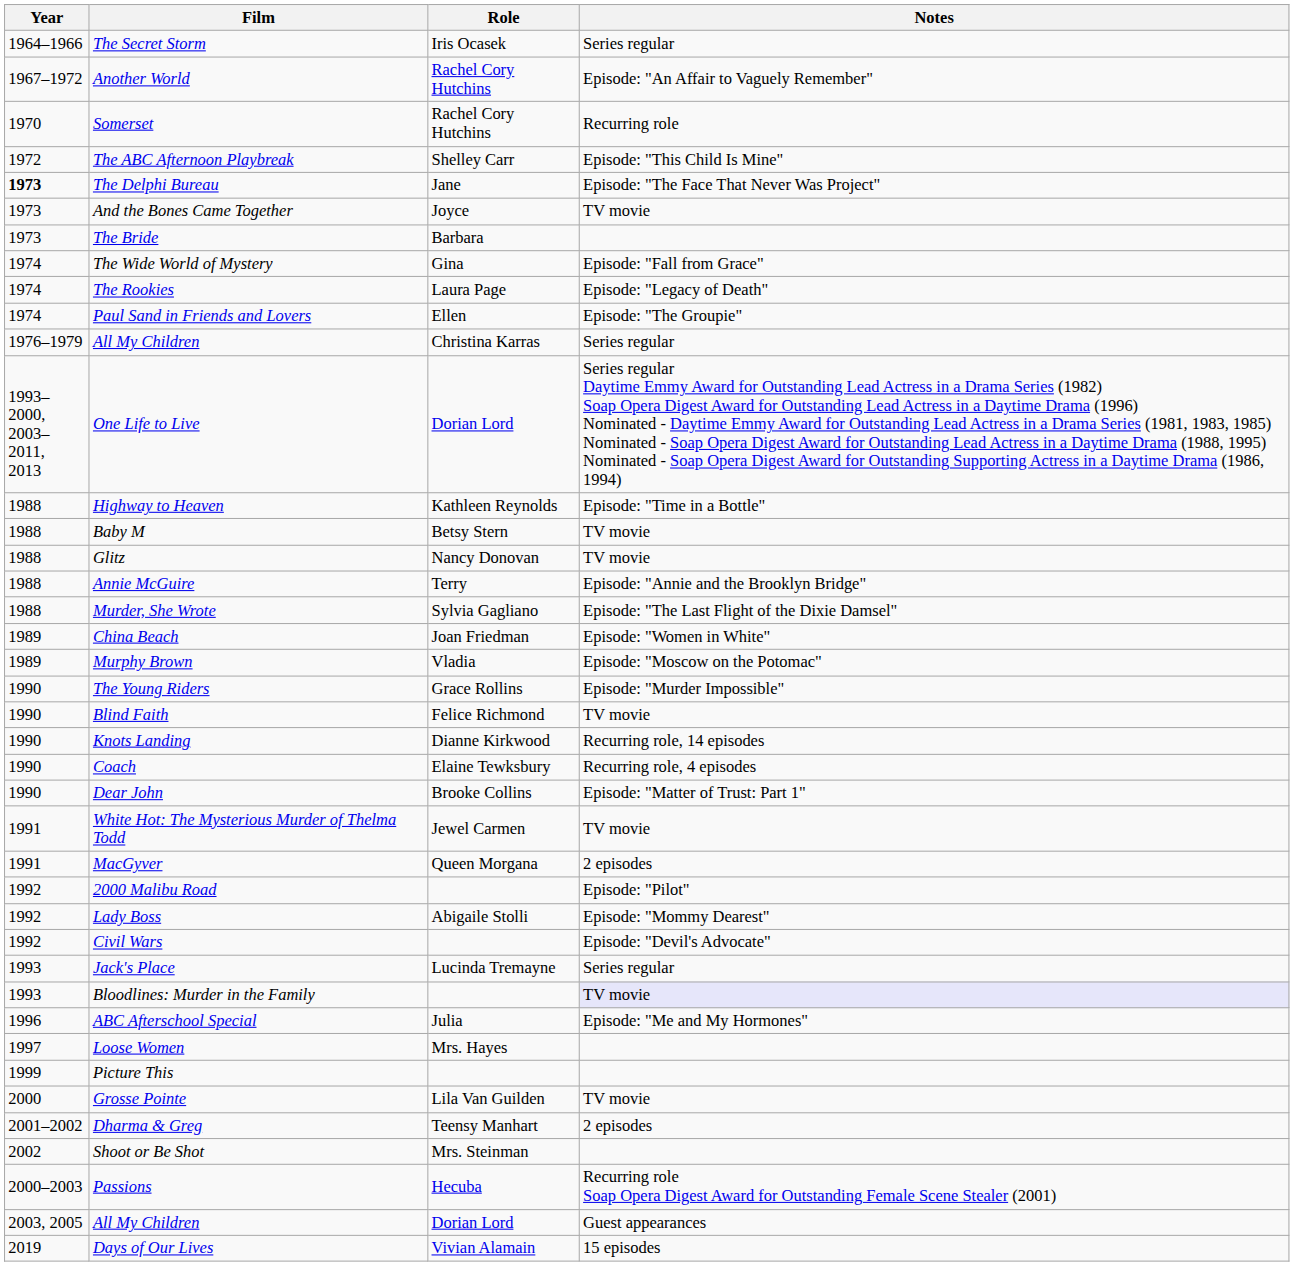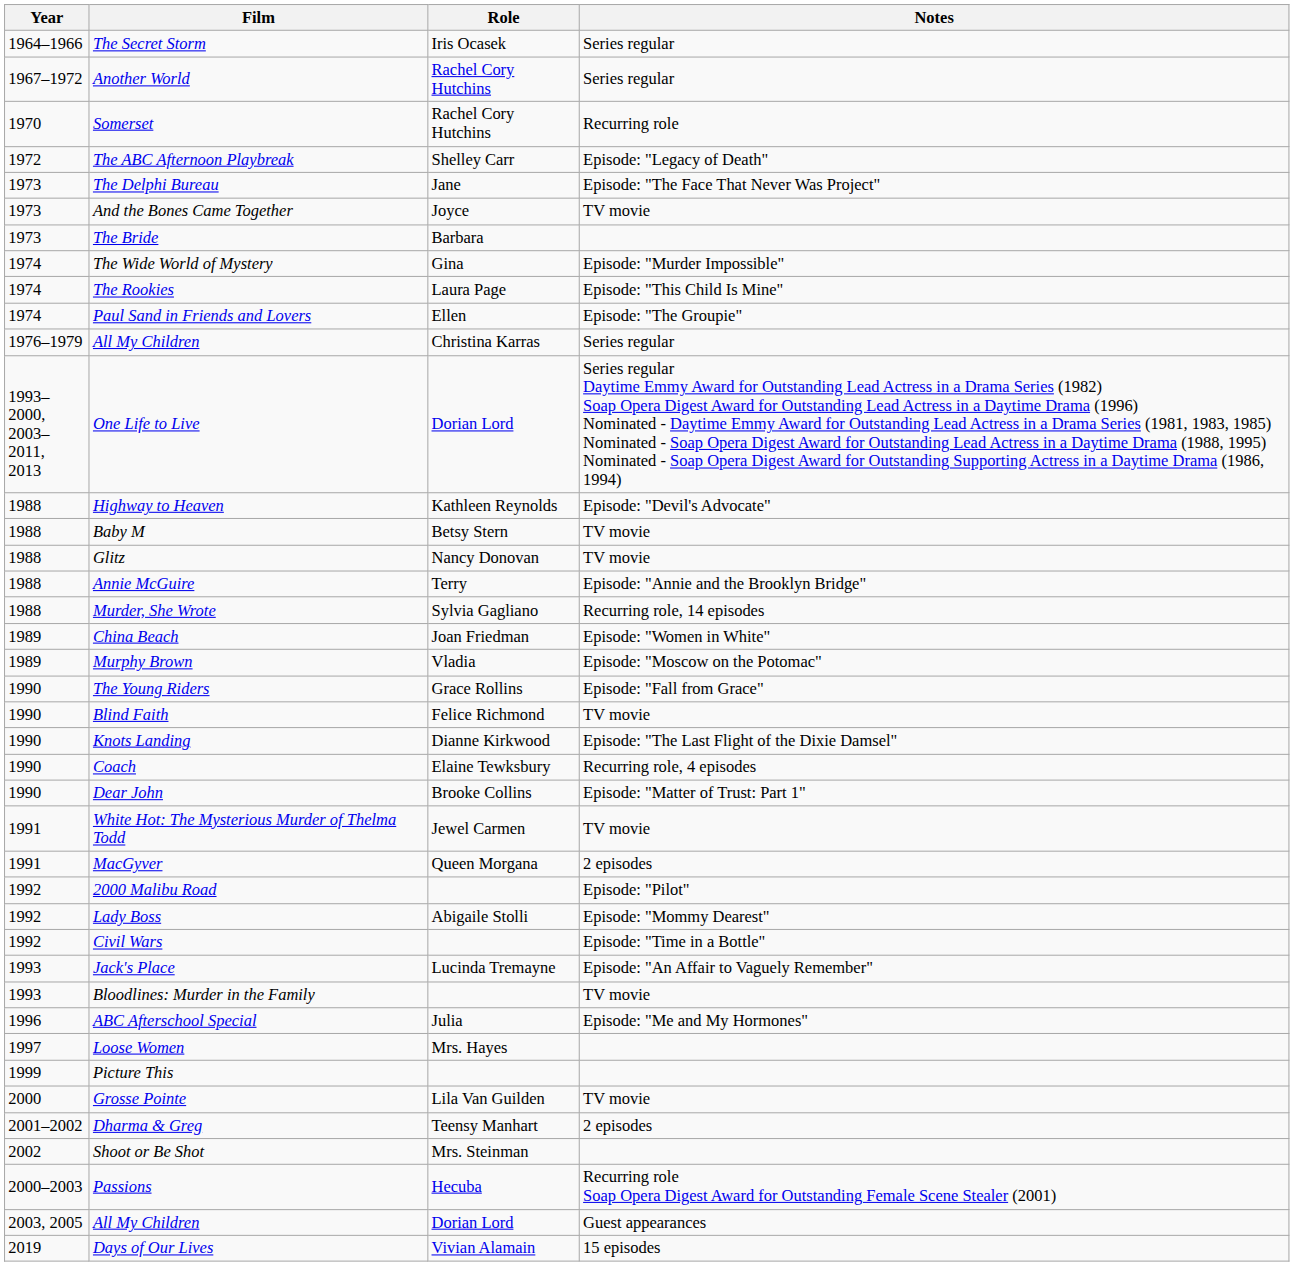(728, 79) Episode: "An Affair to Vaguely Remember" -> (629, 79) Series regular
(683, 159) Episode: "This Child Is Mine" -> (676, 159) Episode: "Legacy of Death"
(25, 185) bold -> (25, 185) normal
(673, 263) Episode: "Fall from Grace" -> (684, 263) Episode: "Murder Impossible"
(676, 289) Episode: "Legacy of Death" -> (683, 289) Episode: "This Child Is Mine"
(674, 505) Episode: "Time in a Bottle" -> (677, 505) Episode: "Devil's Advocate"
(740, 610) Episode: "The Last Flight of the Dixie Damsel" -> (674, 610) Recurring role, 14 episodes
(684, 688) Episode: "Murder Impossible" -> (673, 688) Episode: "Fall from Grace"
(674, 740) Recurring role, 14 episodes -> (740, 740) Episode: "The Last Flight of the Dixie Damsel"
(677, 942) Episode: "Devil's Advocate" -> (674, 942) Episode: "Time in a Bottle"
(629, 968) Series regular -> (728, 968) Episode: "An Affair to Vaguely Remember"
(617, 994) lavender background -> (617, 994) no background
